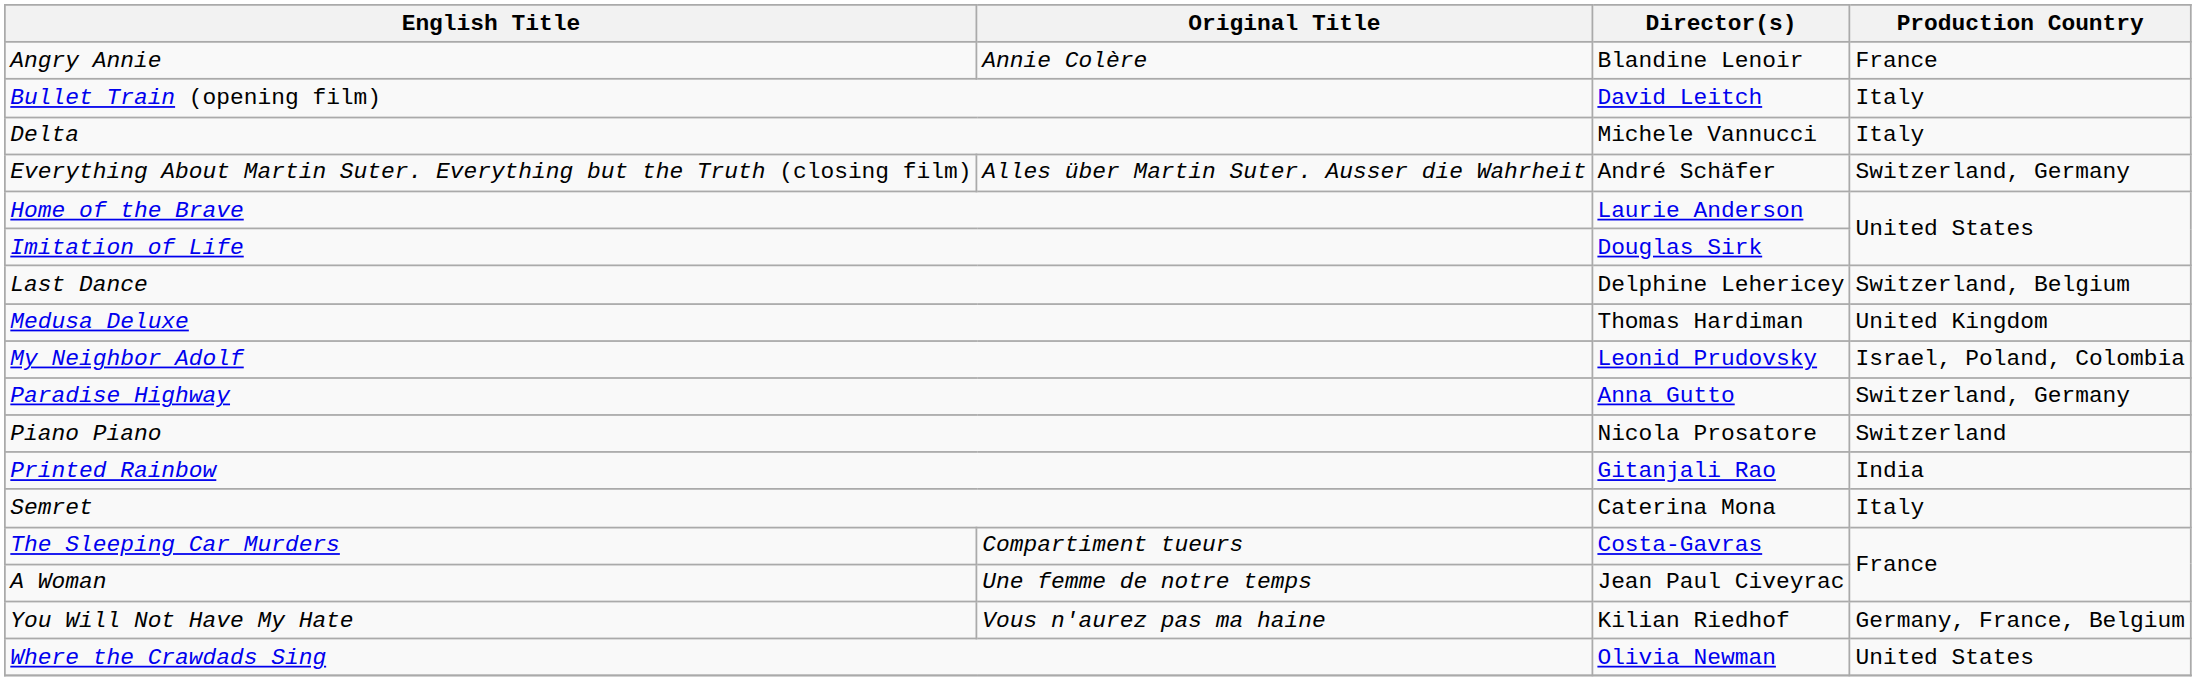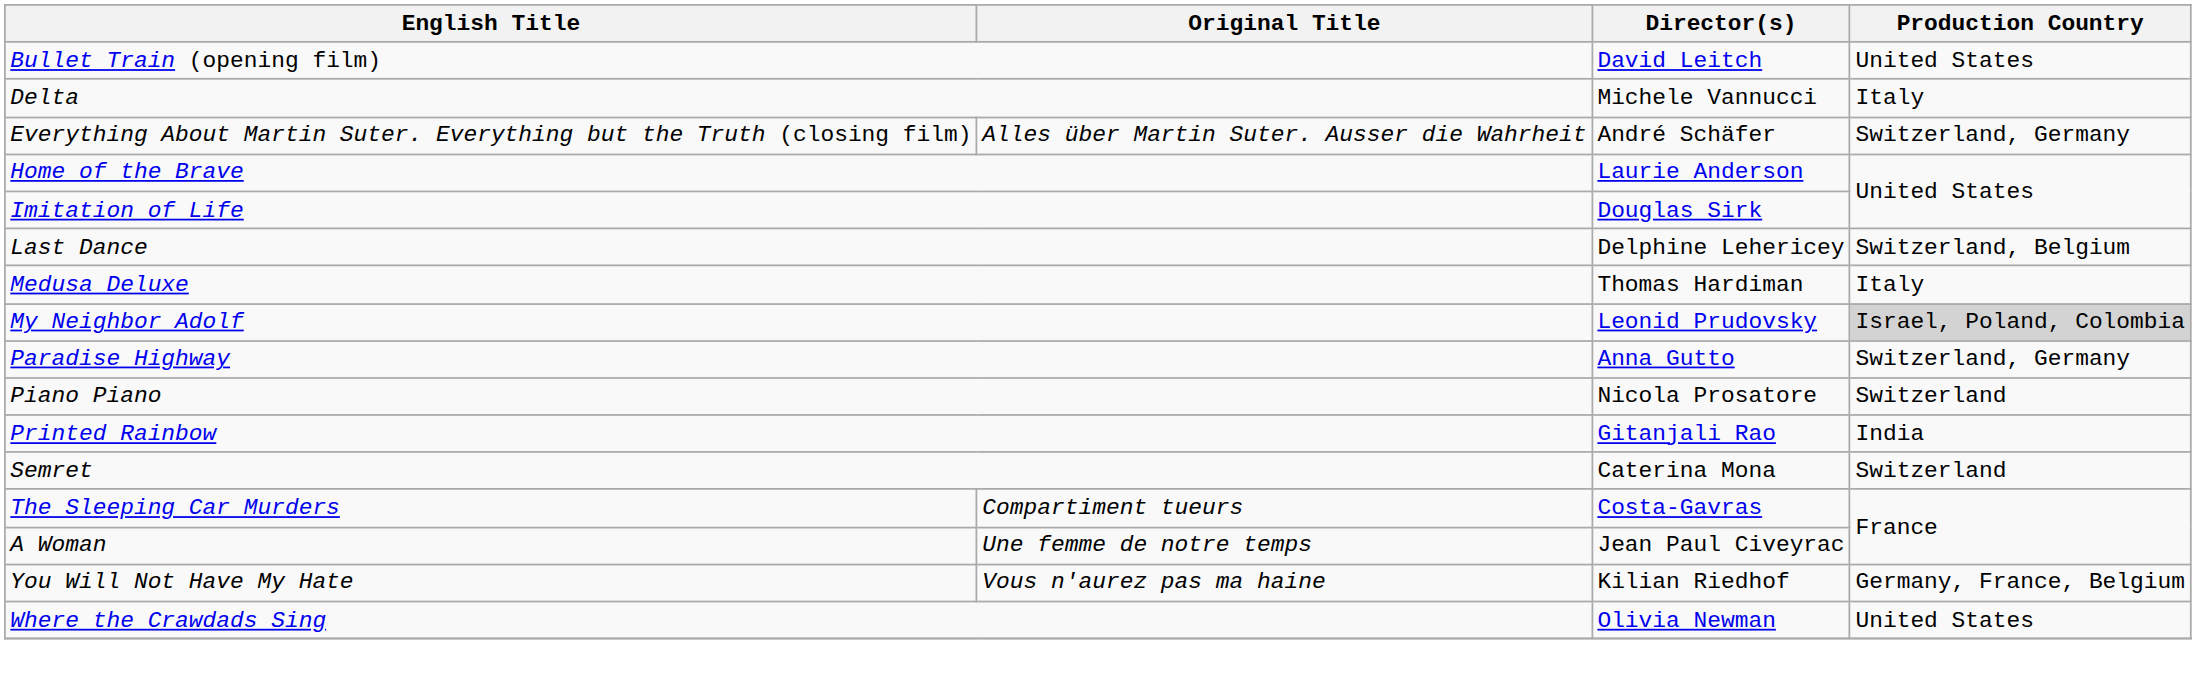- row: (86, 61)
(1890, 98) Italy -> (1945, 61) United States
(1952, 322) United Kingdom -> (1890, 285) Italy
(2020, 359) no background -> (2020, 322) lightgrey background
(1890, 508) Italy -> (1931, 471) Switzerland
